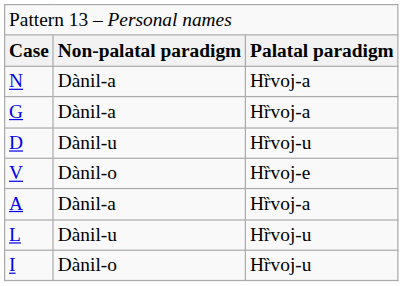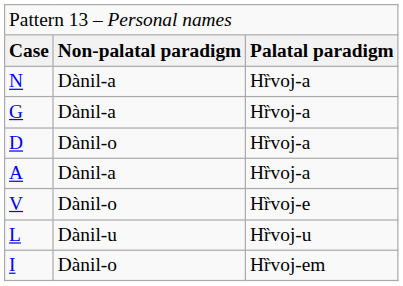(87, 142) Dànil-u -> (87, 142) Dànil-o
(281, 142) Hȑvoj-u -> (280, 142) Hȑvoj-a
rows swapped: (16, 204) <-> (16, 173)
(281, 265) Hȑvoj-u -> (288, 265) Hȑvoj-em
